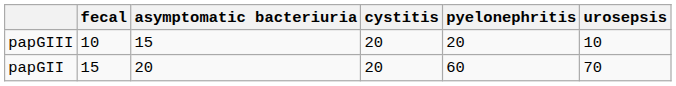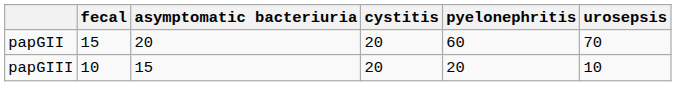rows swapped: (36, 68) <-> (41, 42)
